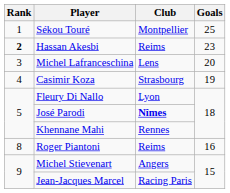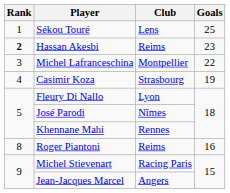(163, 29) Montpellier -> (148, 29) Lens
(148, 63) Lens -> (163, 63) Montpellier
(210, 63) 20 -> (210, 63) 22
(152, 113) bold -> (152, 113) normal
(153, 163) Angers -> (165, 163) Racing Paris
(165, 180) Racing Paris -> (153, 180) Angers
